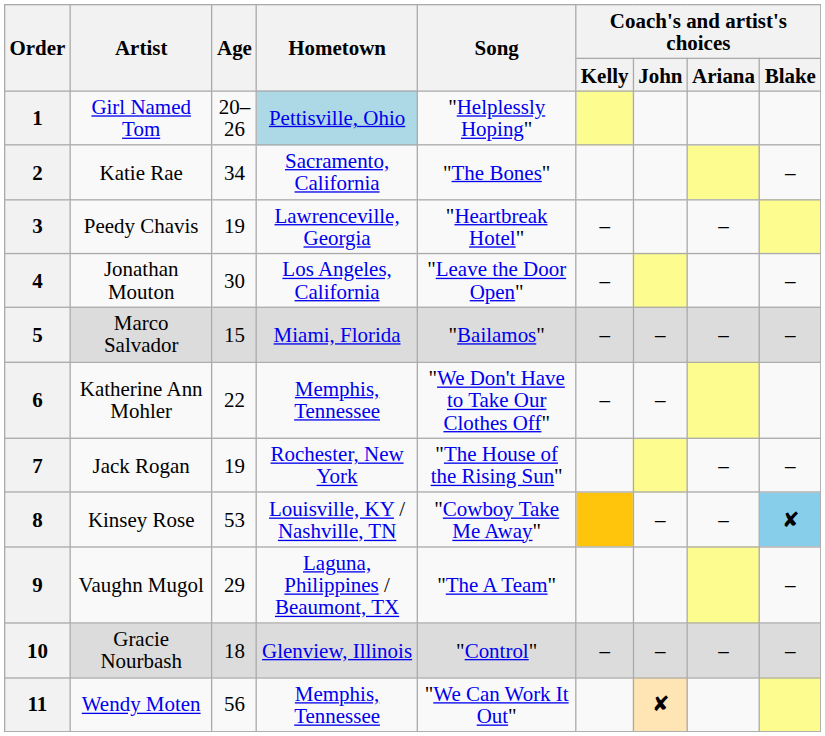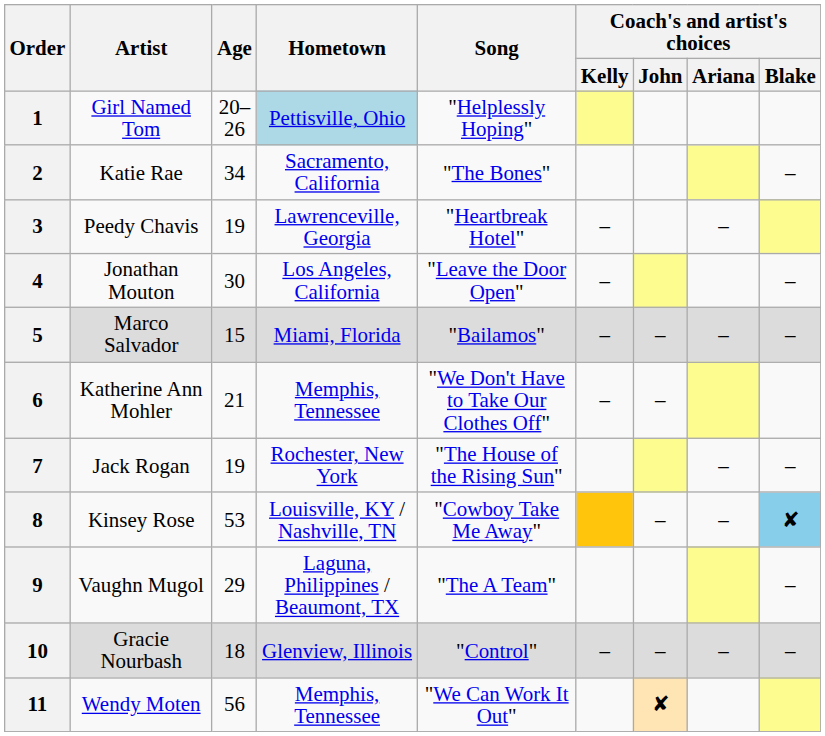(234, 400) 22 -> (234, 400) 21
